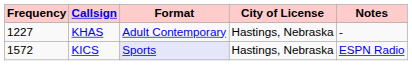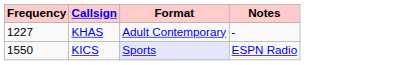- column: (283, 13)
(20, 50) 1572 -> (20, 50) 1550
